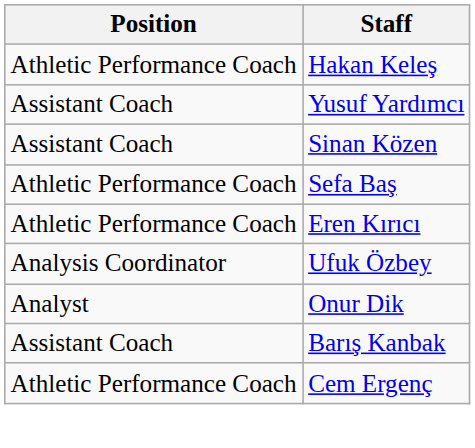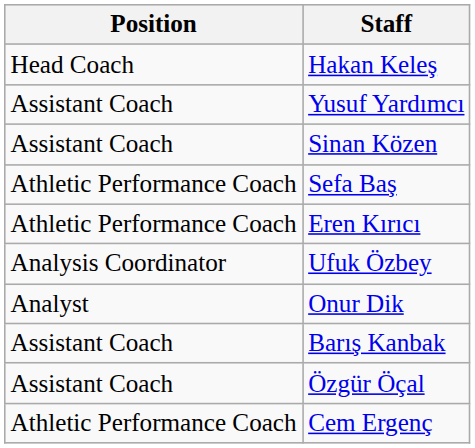(154, 64) Athletic Performance Coach -> (72, 64) Head Coach
+ row: (366, 382)
